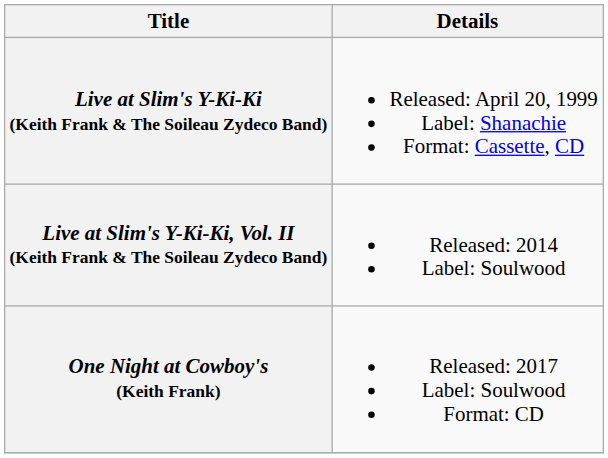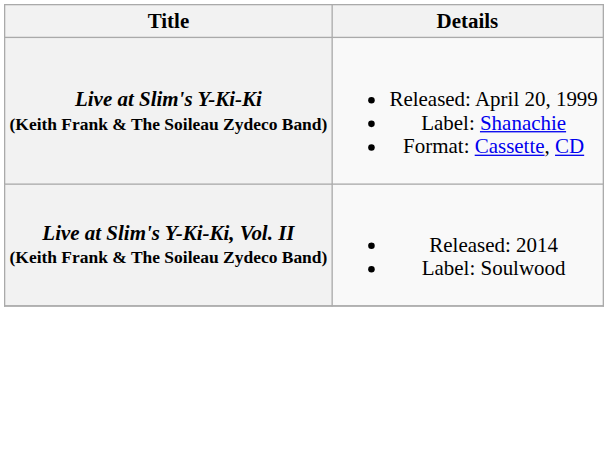- row: (168, 378)
